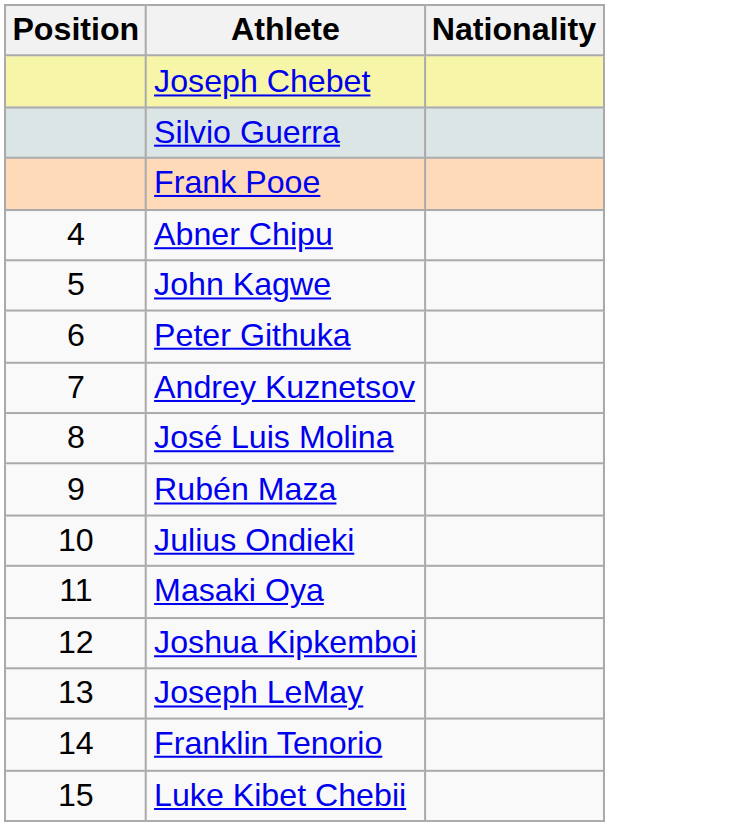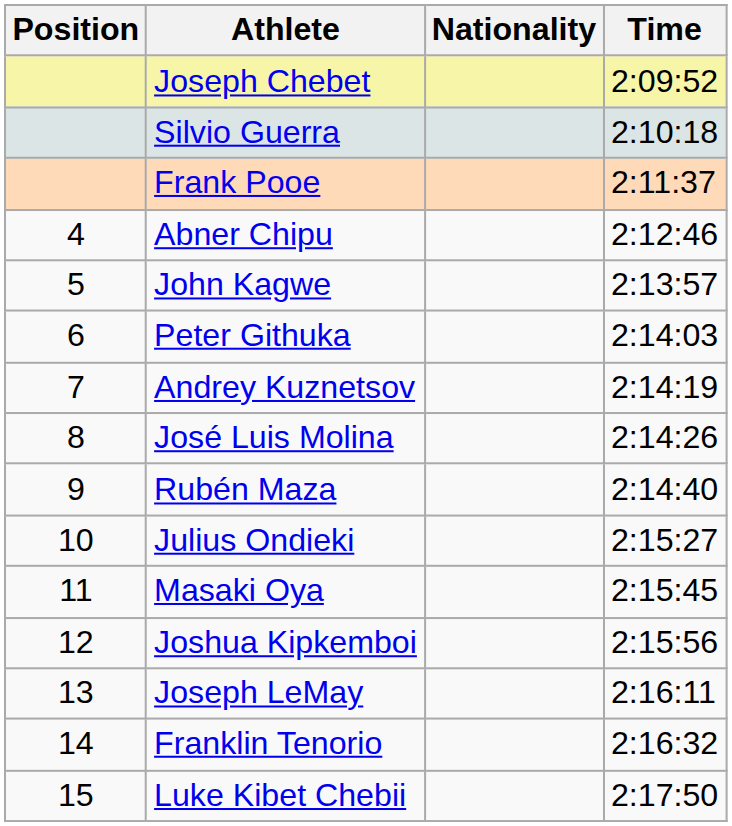+ column: (665, 30)
